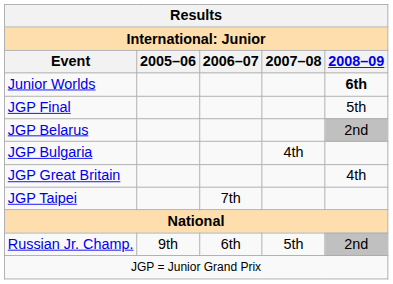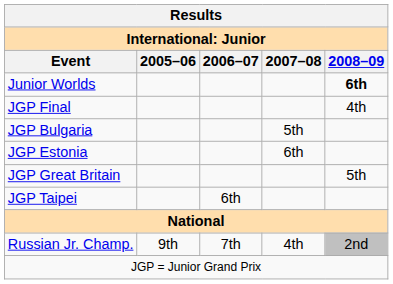(356, 107) 5th -> (356, 107) 4th
- row: (48, 130)
(293, 152) 4th -> (293, 130) 5th
+ row: (48, 152)
(356, 175) 4th -> (356, 175) 5th
(231, 198) 7th -> (231, 198) 6th
(231, 244) 6th -> (231, 244) 7th
(293, 244) 5th -> (293, 244) 4th
